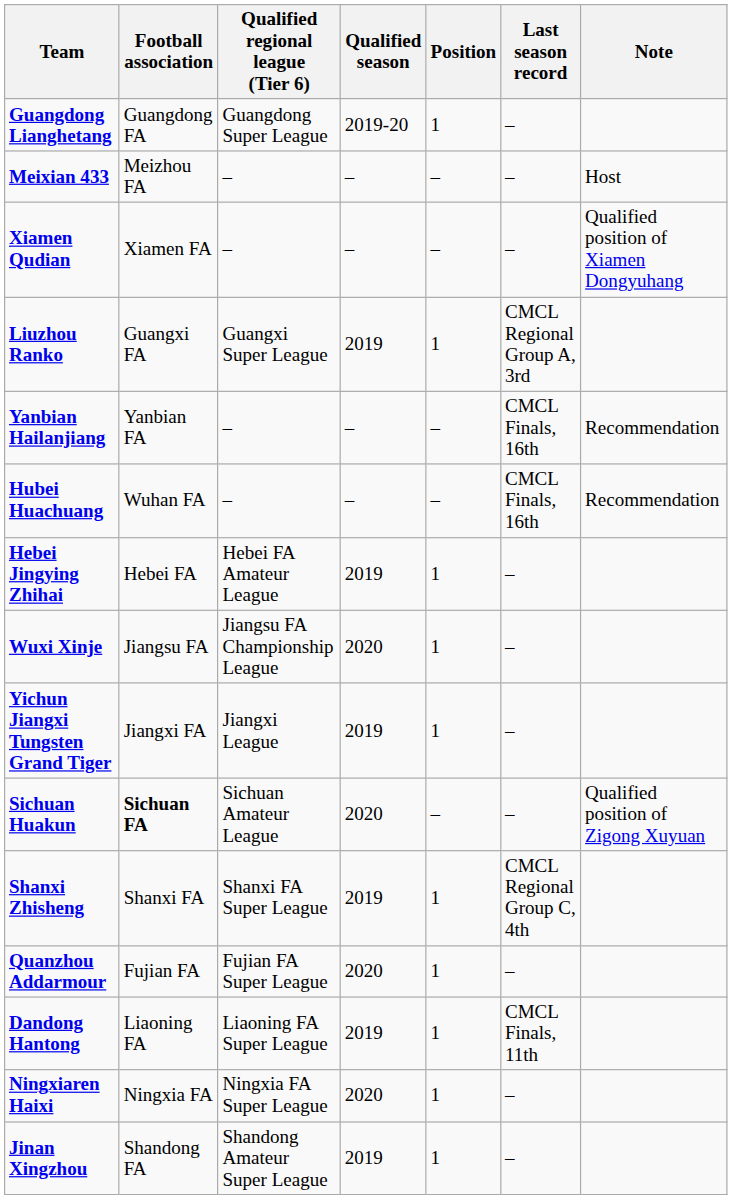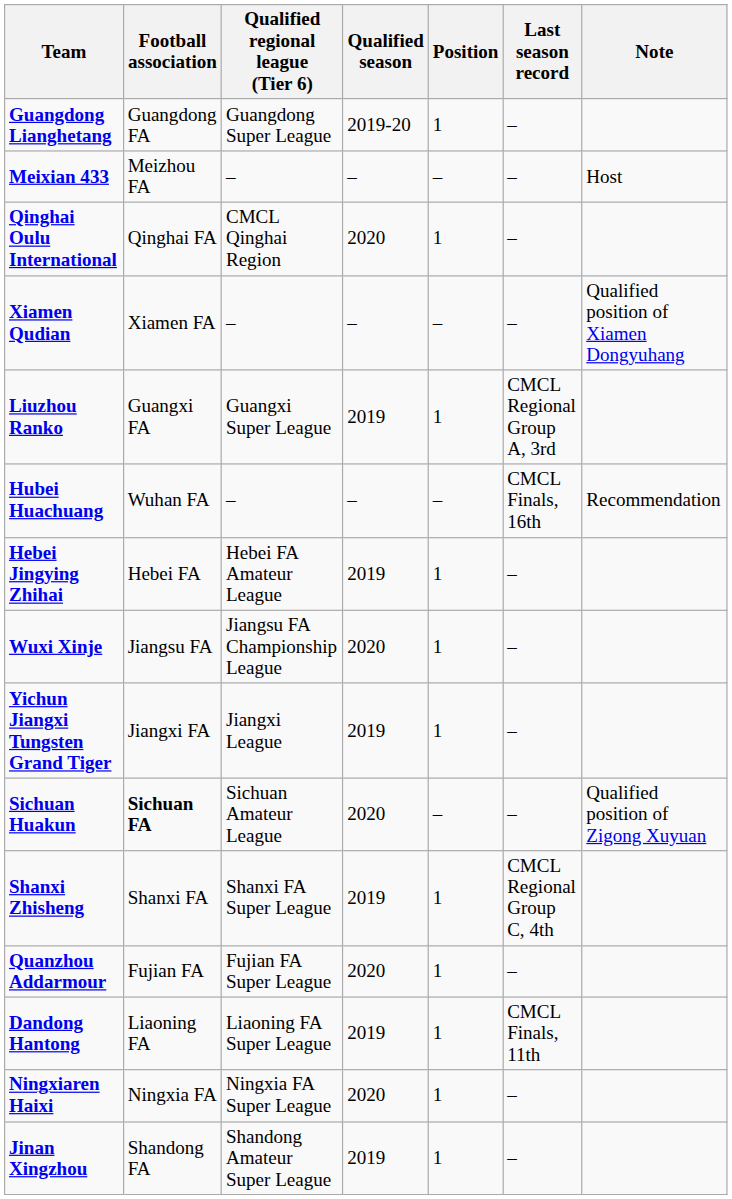+ row: (63, 238)
- row: (57, 427)
